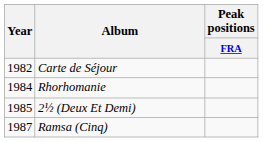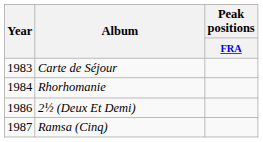(20, 68) 1982 -> (20, 68) 1983
(20, 107) 1985 -> (20, 107) 1986
